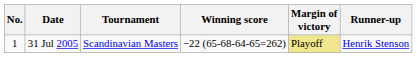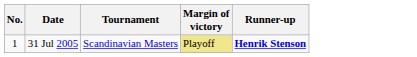- column: (234, 19)
(376, 44) normal -> (270, 44) bold
